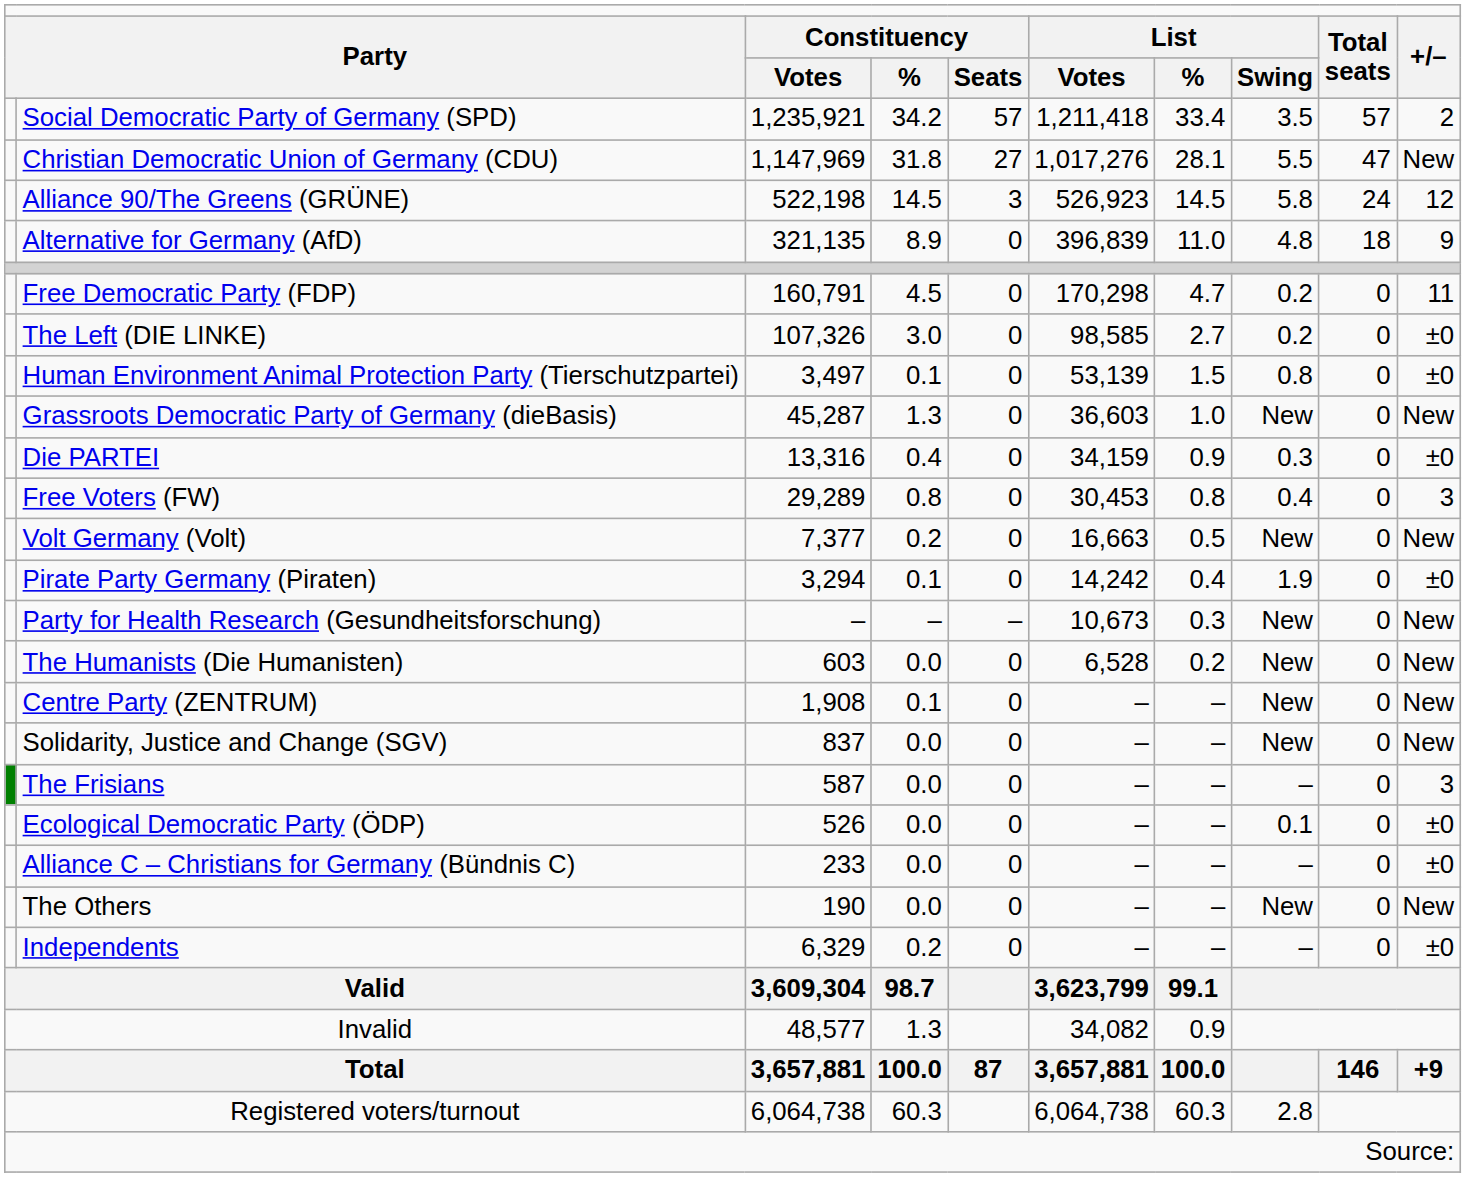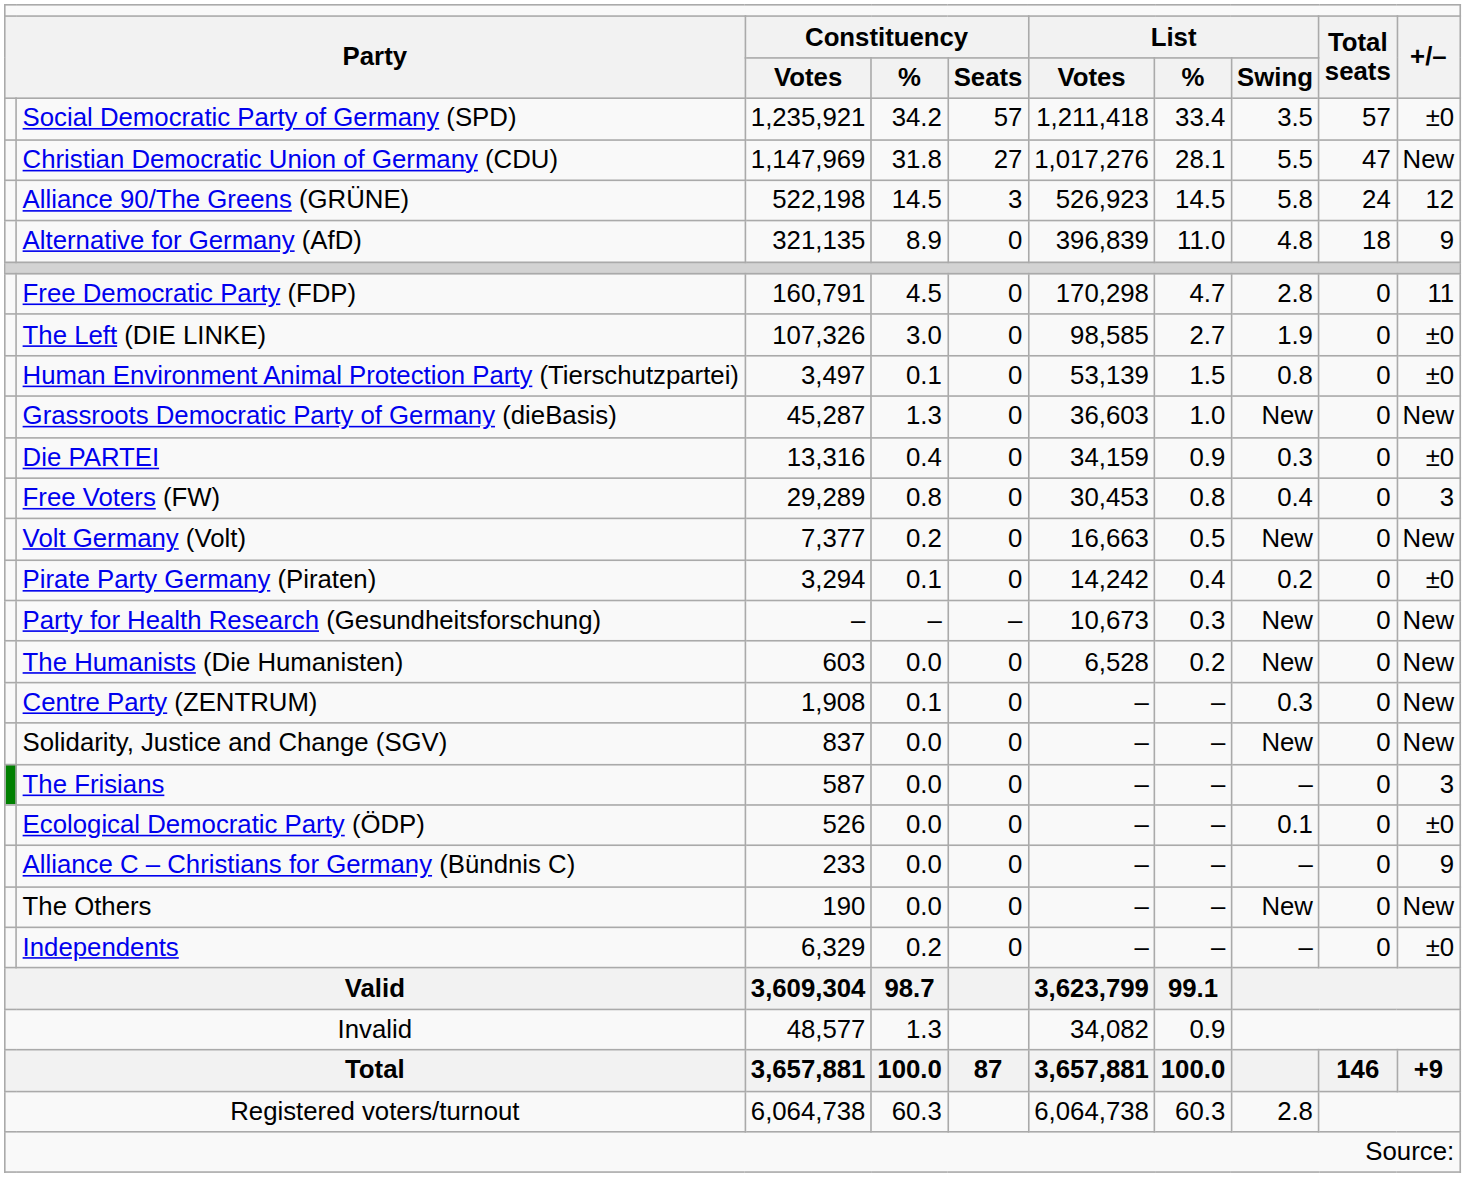(1447, 118) 2 -> (1440, 118) ±0
(1295, 293) 0.2 -> (1295, 293) 2.8
(1295, 334) 0.2 -> (1295, 334) 1.9
(1295, 579) 1.9 -> (1295, 579) 0.2
(1287, 702) New -> (1295, 702) 0.3
(1440, 865) ±0 -> (1447, 865) 9
